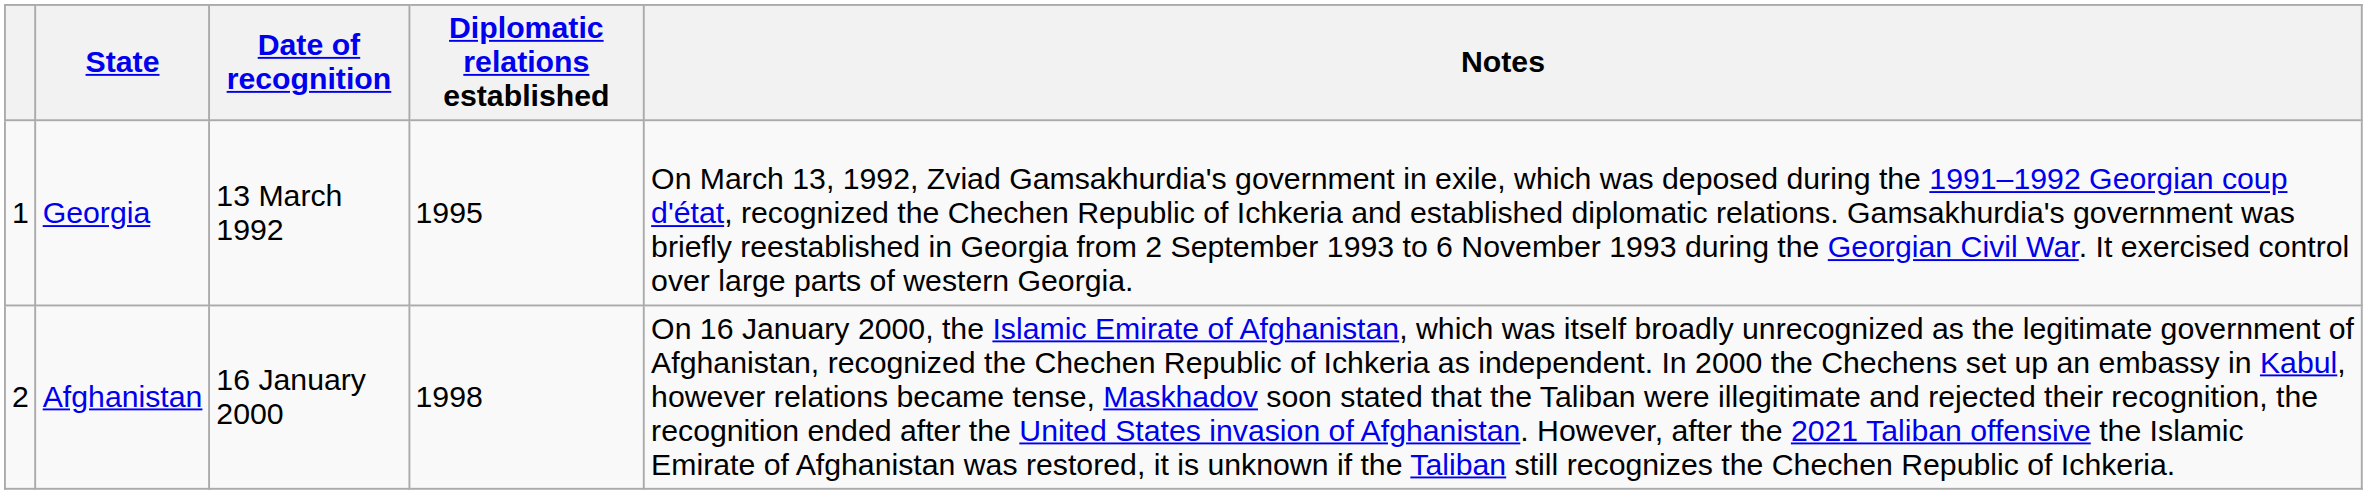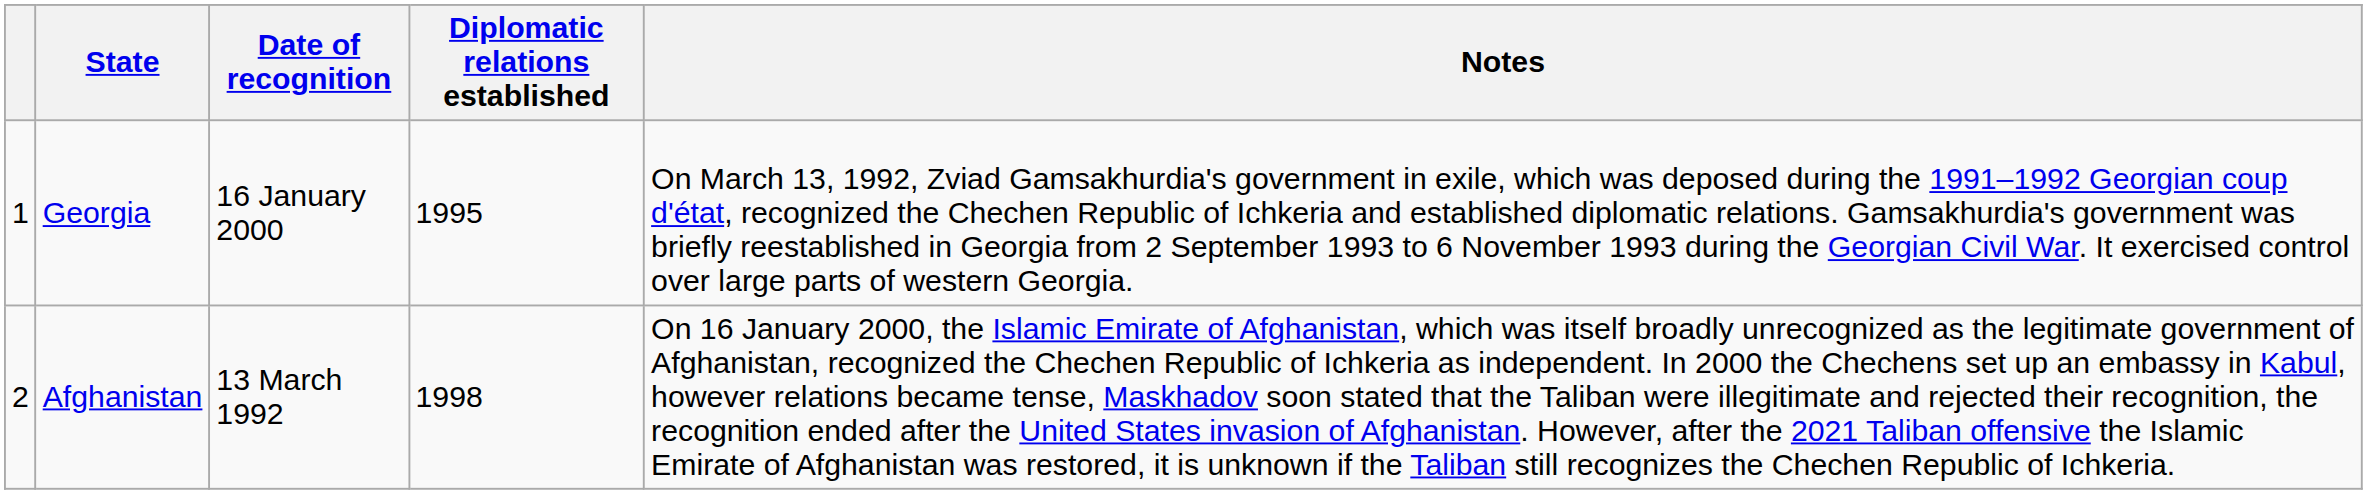(279, 212) 13 March 1992 -> (291, 212) 16 January 2000
(291, 396) 16 January 2000 -> (279, 396) 13 March 1992
